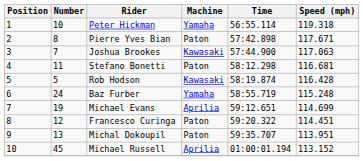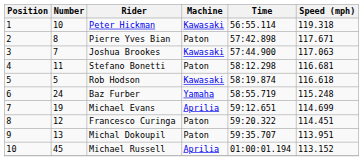(199, 25) Yamaha -> (204, 25) Kawasaki
(316, 80) 116.428 -> (316, 80) 116.618
